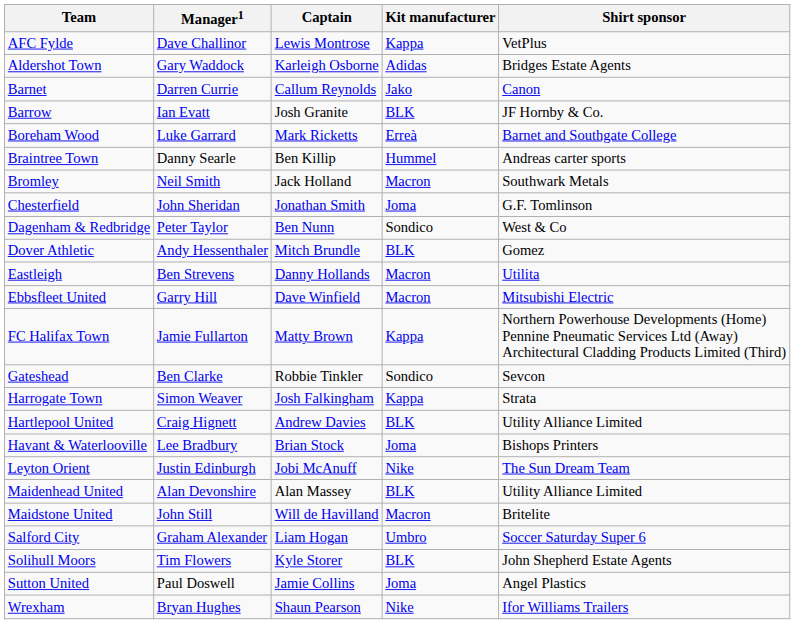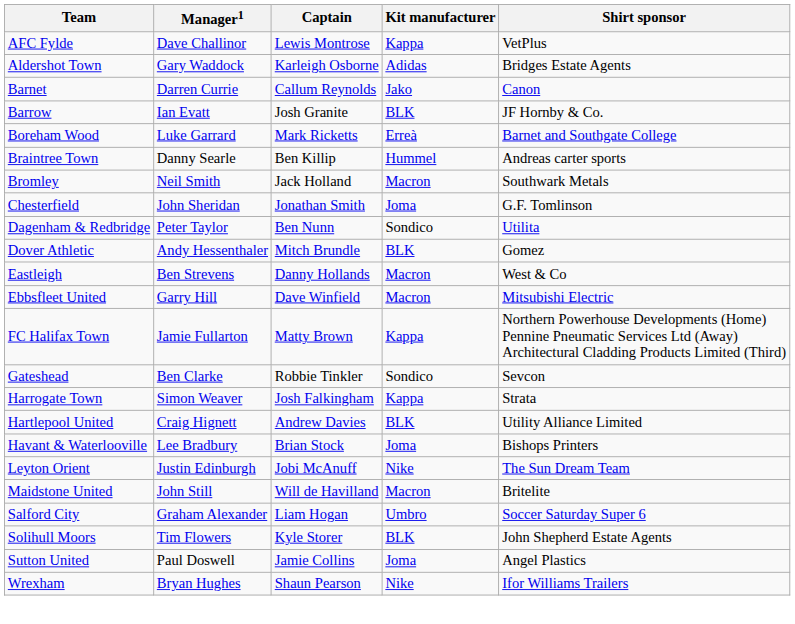(534, 227) West & Co -> (521, 227) Utilita
(521, 273) Utilita -> (534, 273) West & Co
- row: (65, 491)
